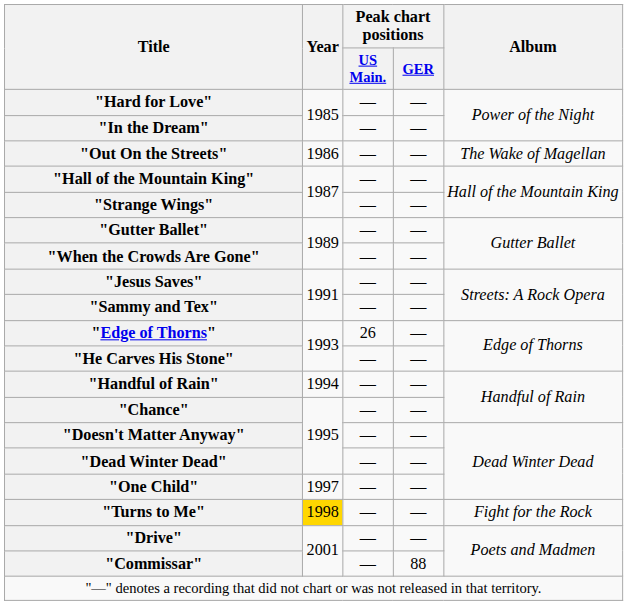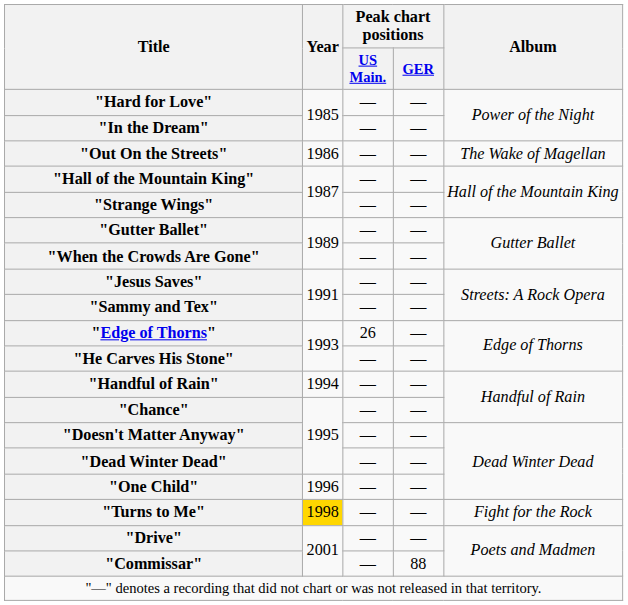(323, 486) 1997 -> (323, 486) 1996
